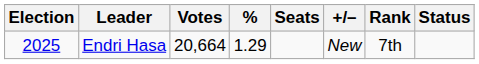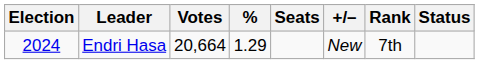(41, 44) 2025 -> (41, 44) 2024
